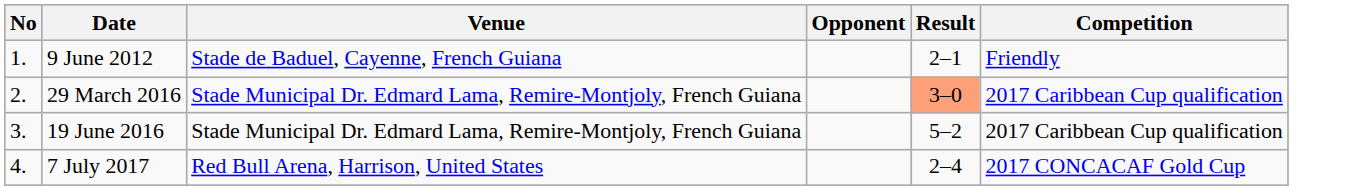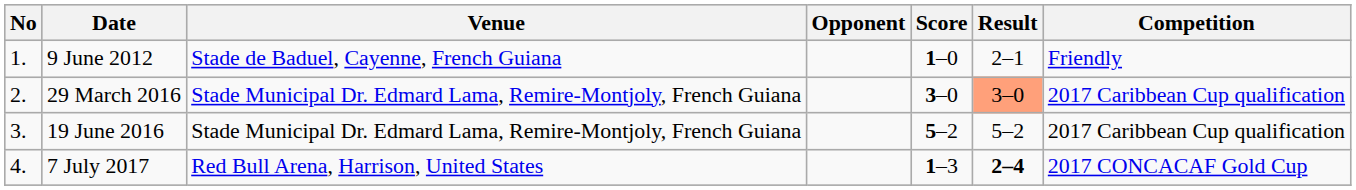+ column: (942, 22)
(945, 166) normal -> (1008, 166) bold
